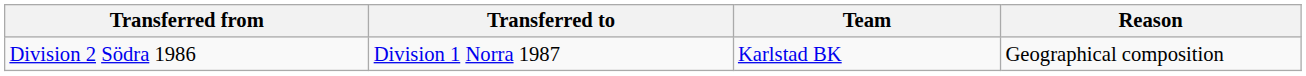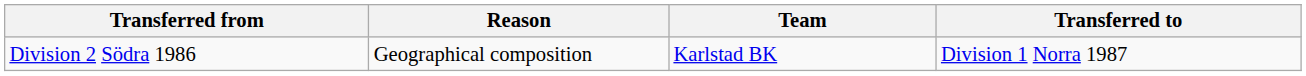columns swapped: (551, 20) <-> (1151, 20)
